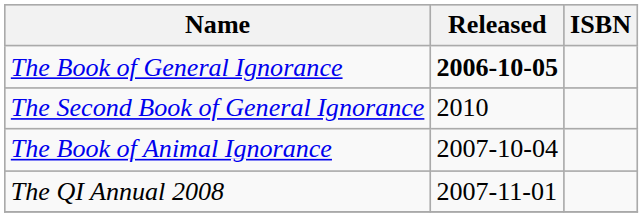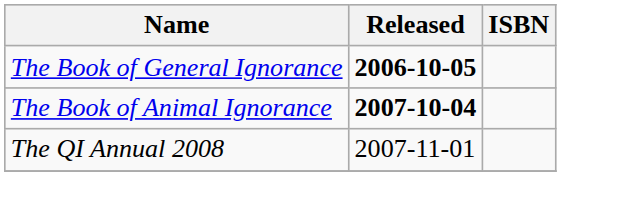- row: (218, 107)
(497, 149) normal -> (415, 107) bold
